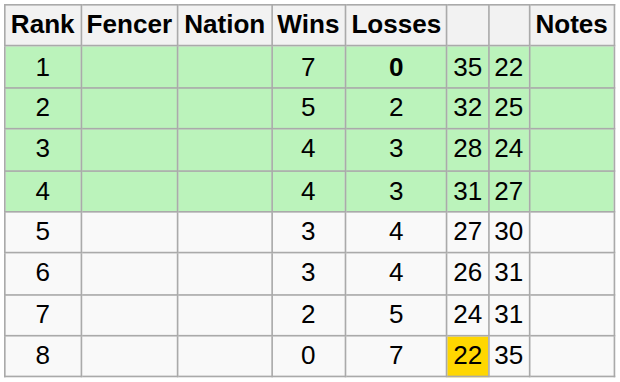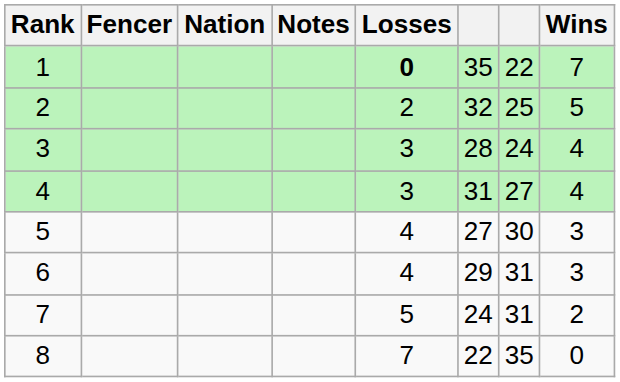columns swapped: (308, 25) <-> (572, 25)
(468, 273) 26 -> (478, 273) 29
(468, 356) gold background -> (478, 356) no background
